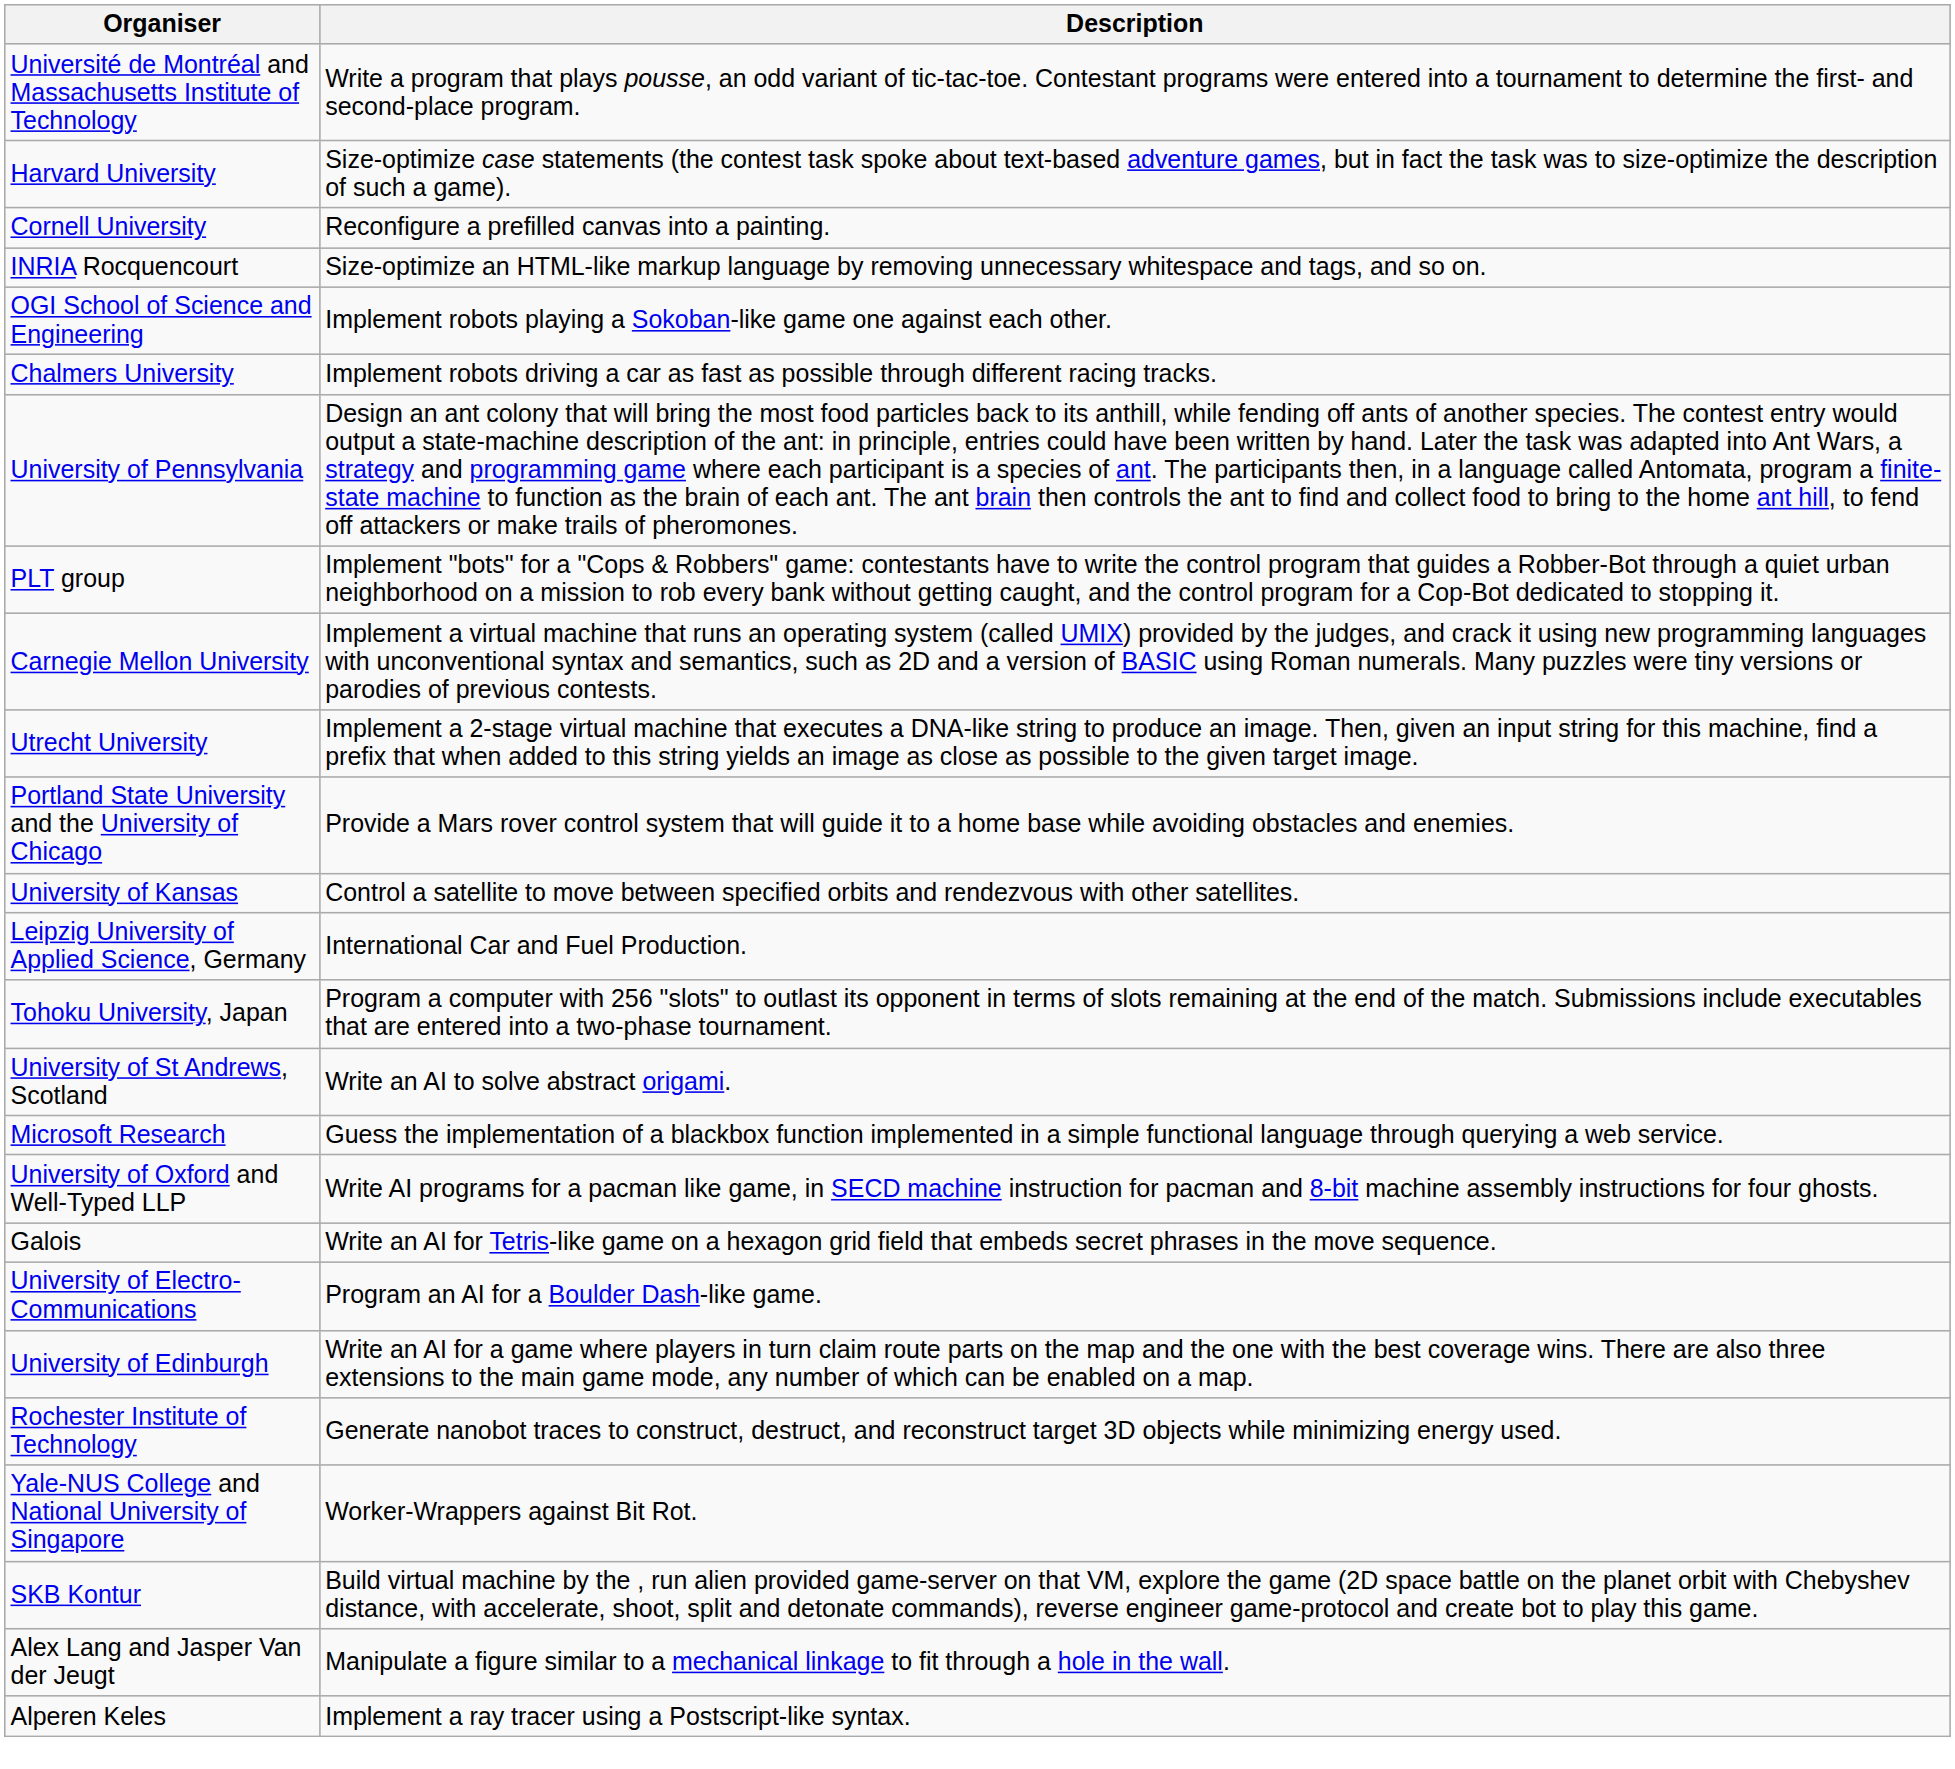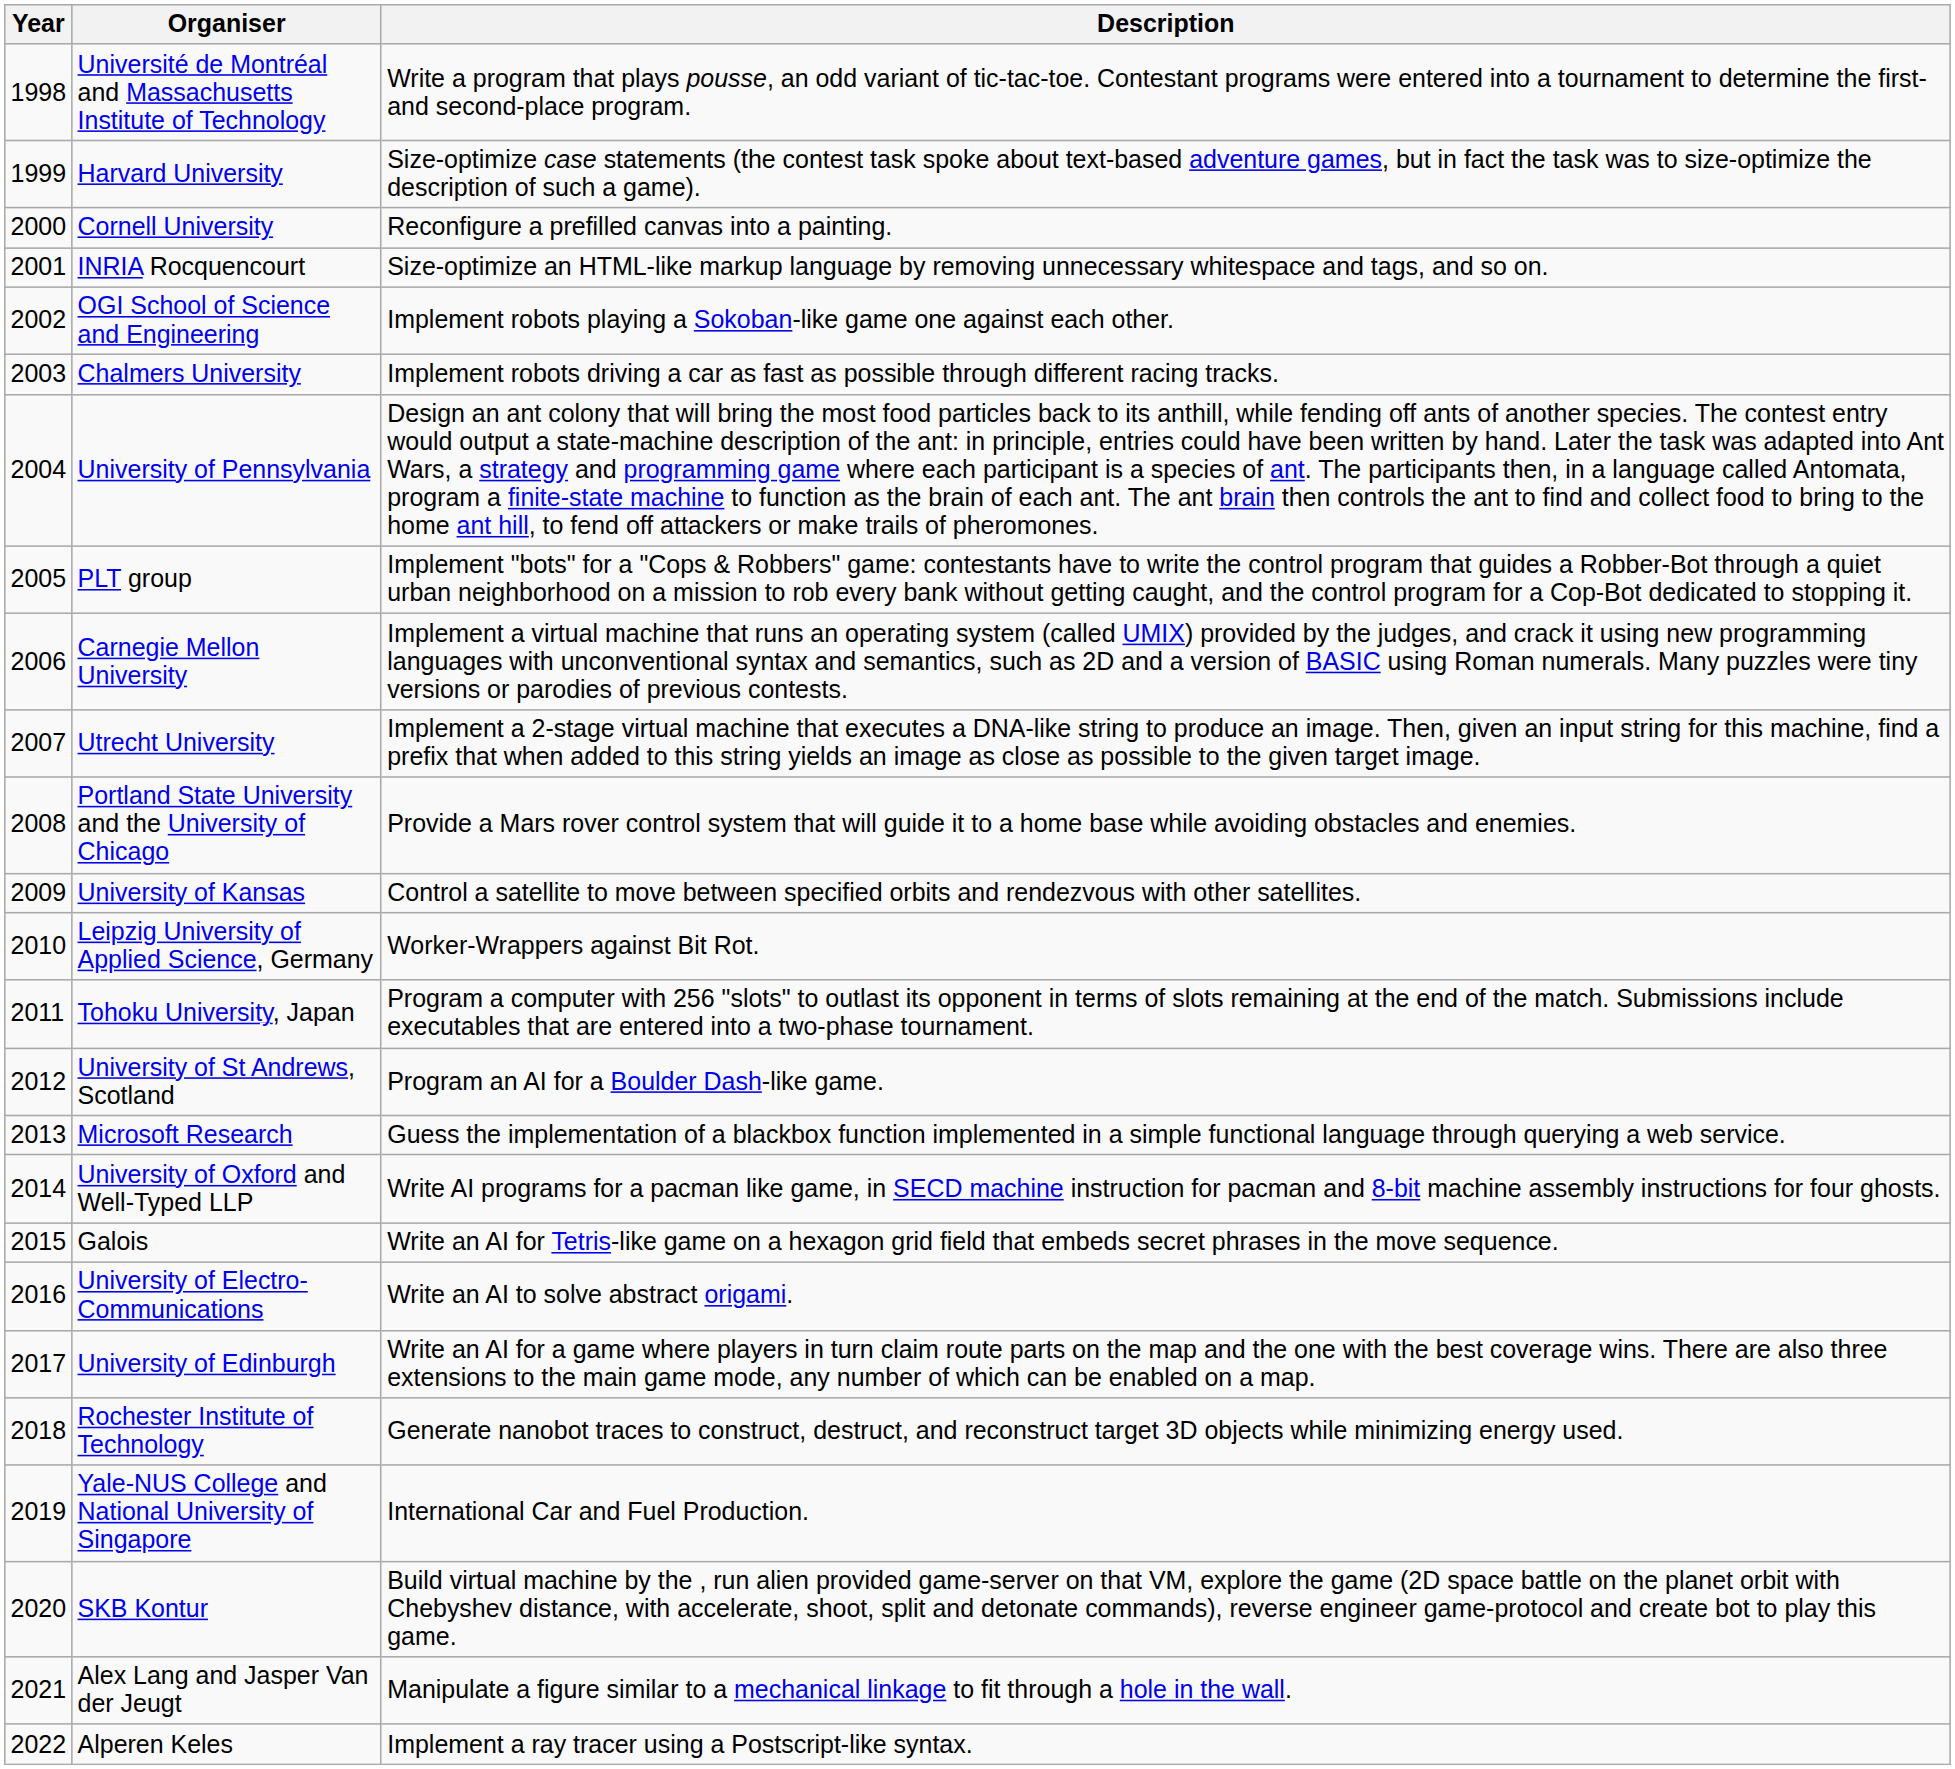+ column: (38, 24)
(536, 946) International Car and Fuel Production. -> (573, 946) Worker-Wrappers against Bit Rot.
(528, 1081) Write an AI to solve abstract origami. -> (636, 1081) Program an AI for a Boulder Dash-like game.
(574, 1295) Program an AI for a Boulder Dash-like game. -> (590, 1295) Write an AI to solve abstract origami.
(511, 1512) Worker-Wrappers against Bit Rot. -> (598, 1512) International Car and Fuel Production.
